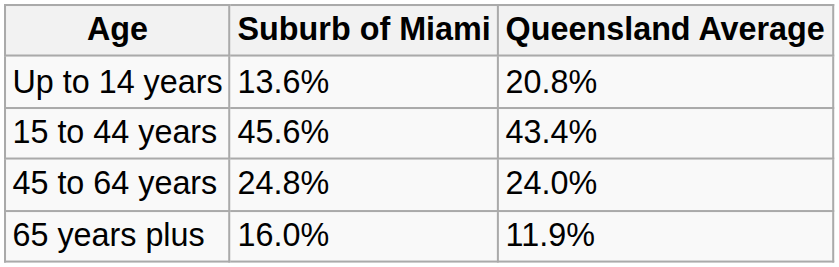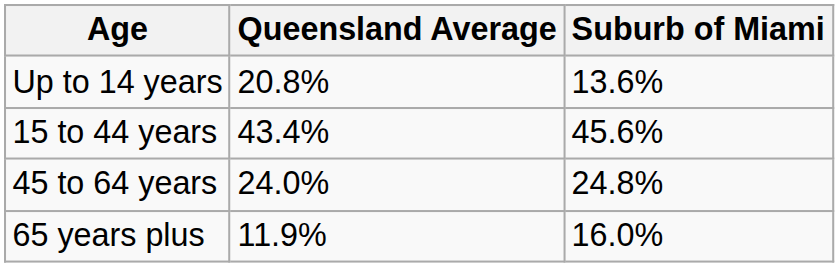columns swapped: (364, 30) <-> (665, 30)
